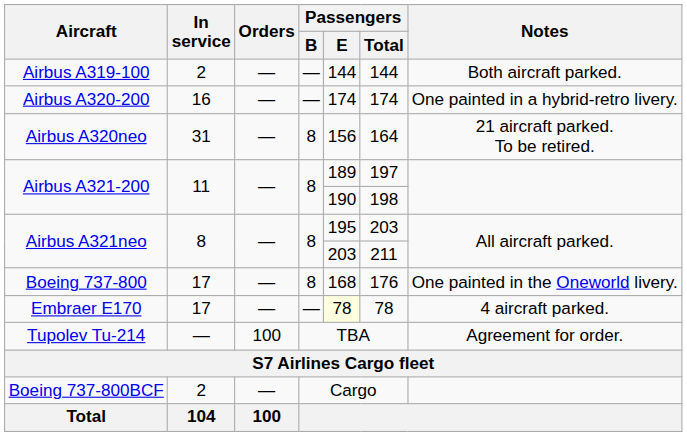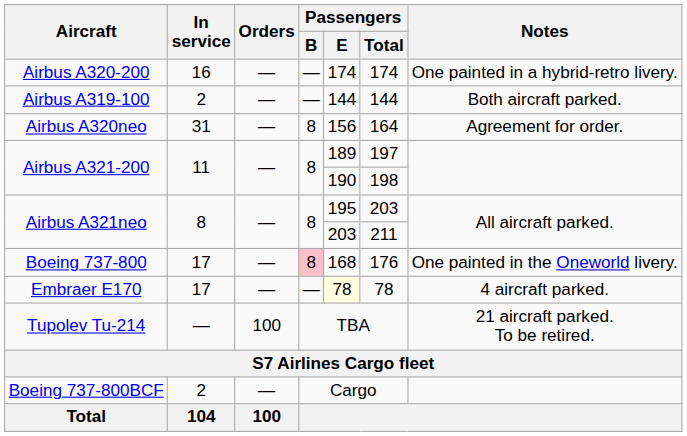rows swapped: (86, 72) <-> (86, 99)
(545, 136) 21 aircraft parked. To be retired. -> (545, 126) Agreement for order.
(311, 281) no background -> (311, 262) pink background
(545, 335) Agreement for order. -> (545, 326) 21 aircraft parked. To be retired.
